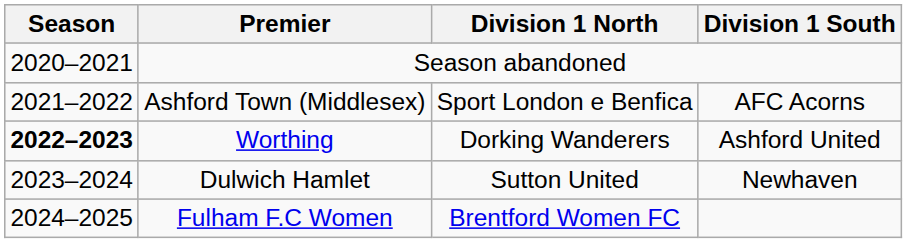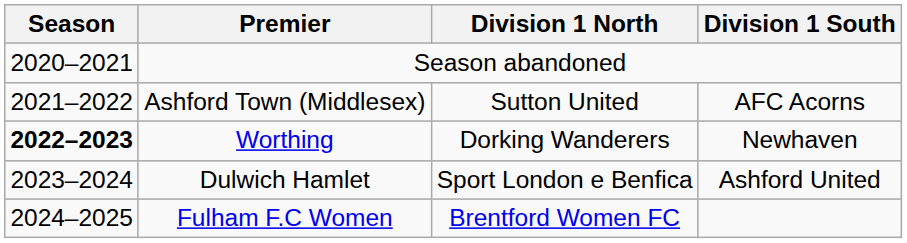(565, 101) Sport London e Benfica -> (565, 101) Sutton United
(800, 140) Ashford United -> (800, 140) Newhaven
(565, 179) Sutton United -> (565, 179) Sport London e Benfica
(800, 179) Newhaven -> (800, 179) Ashford United
